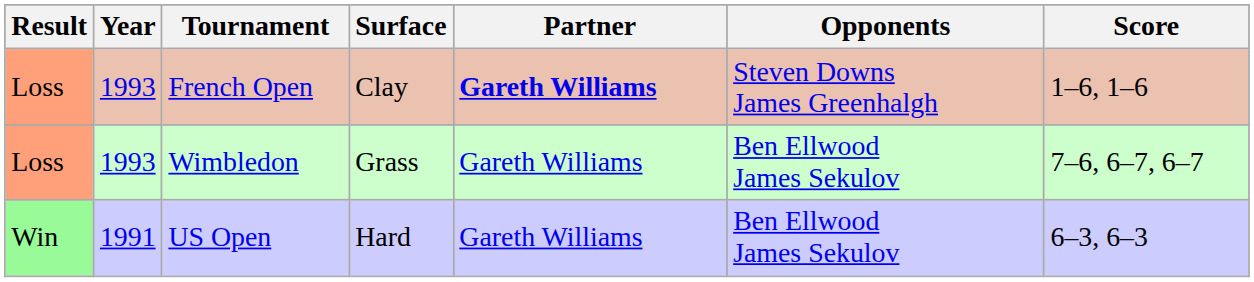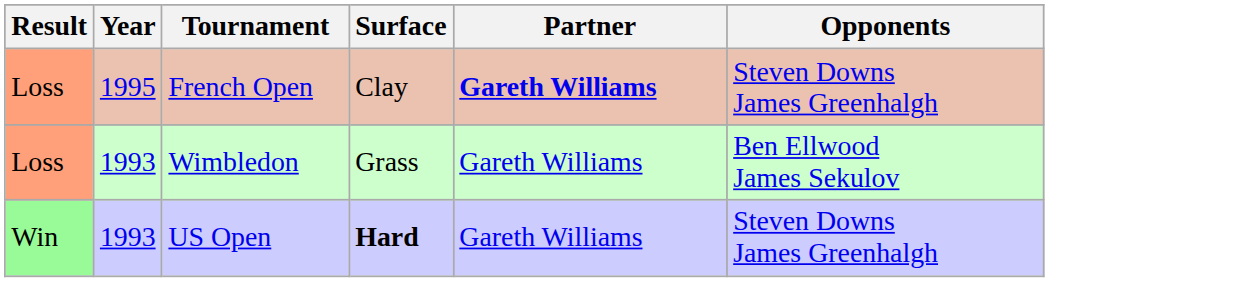- column: (1146, 26)
(128, 86) 1993 -> (128, 86) 1995
(128, 237) 1991 -> (128, 237) 1993
(383, 237) normal -> (387, 237) bold
(816, 237) Ben Ellwood James Sekulov -> (836, 237) Steven Downs James Greenhalgh
